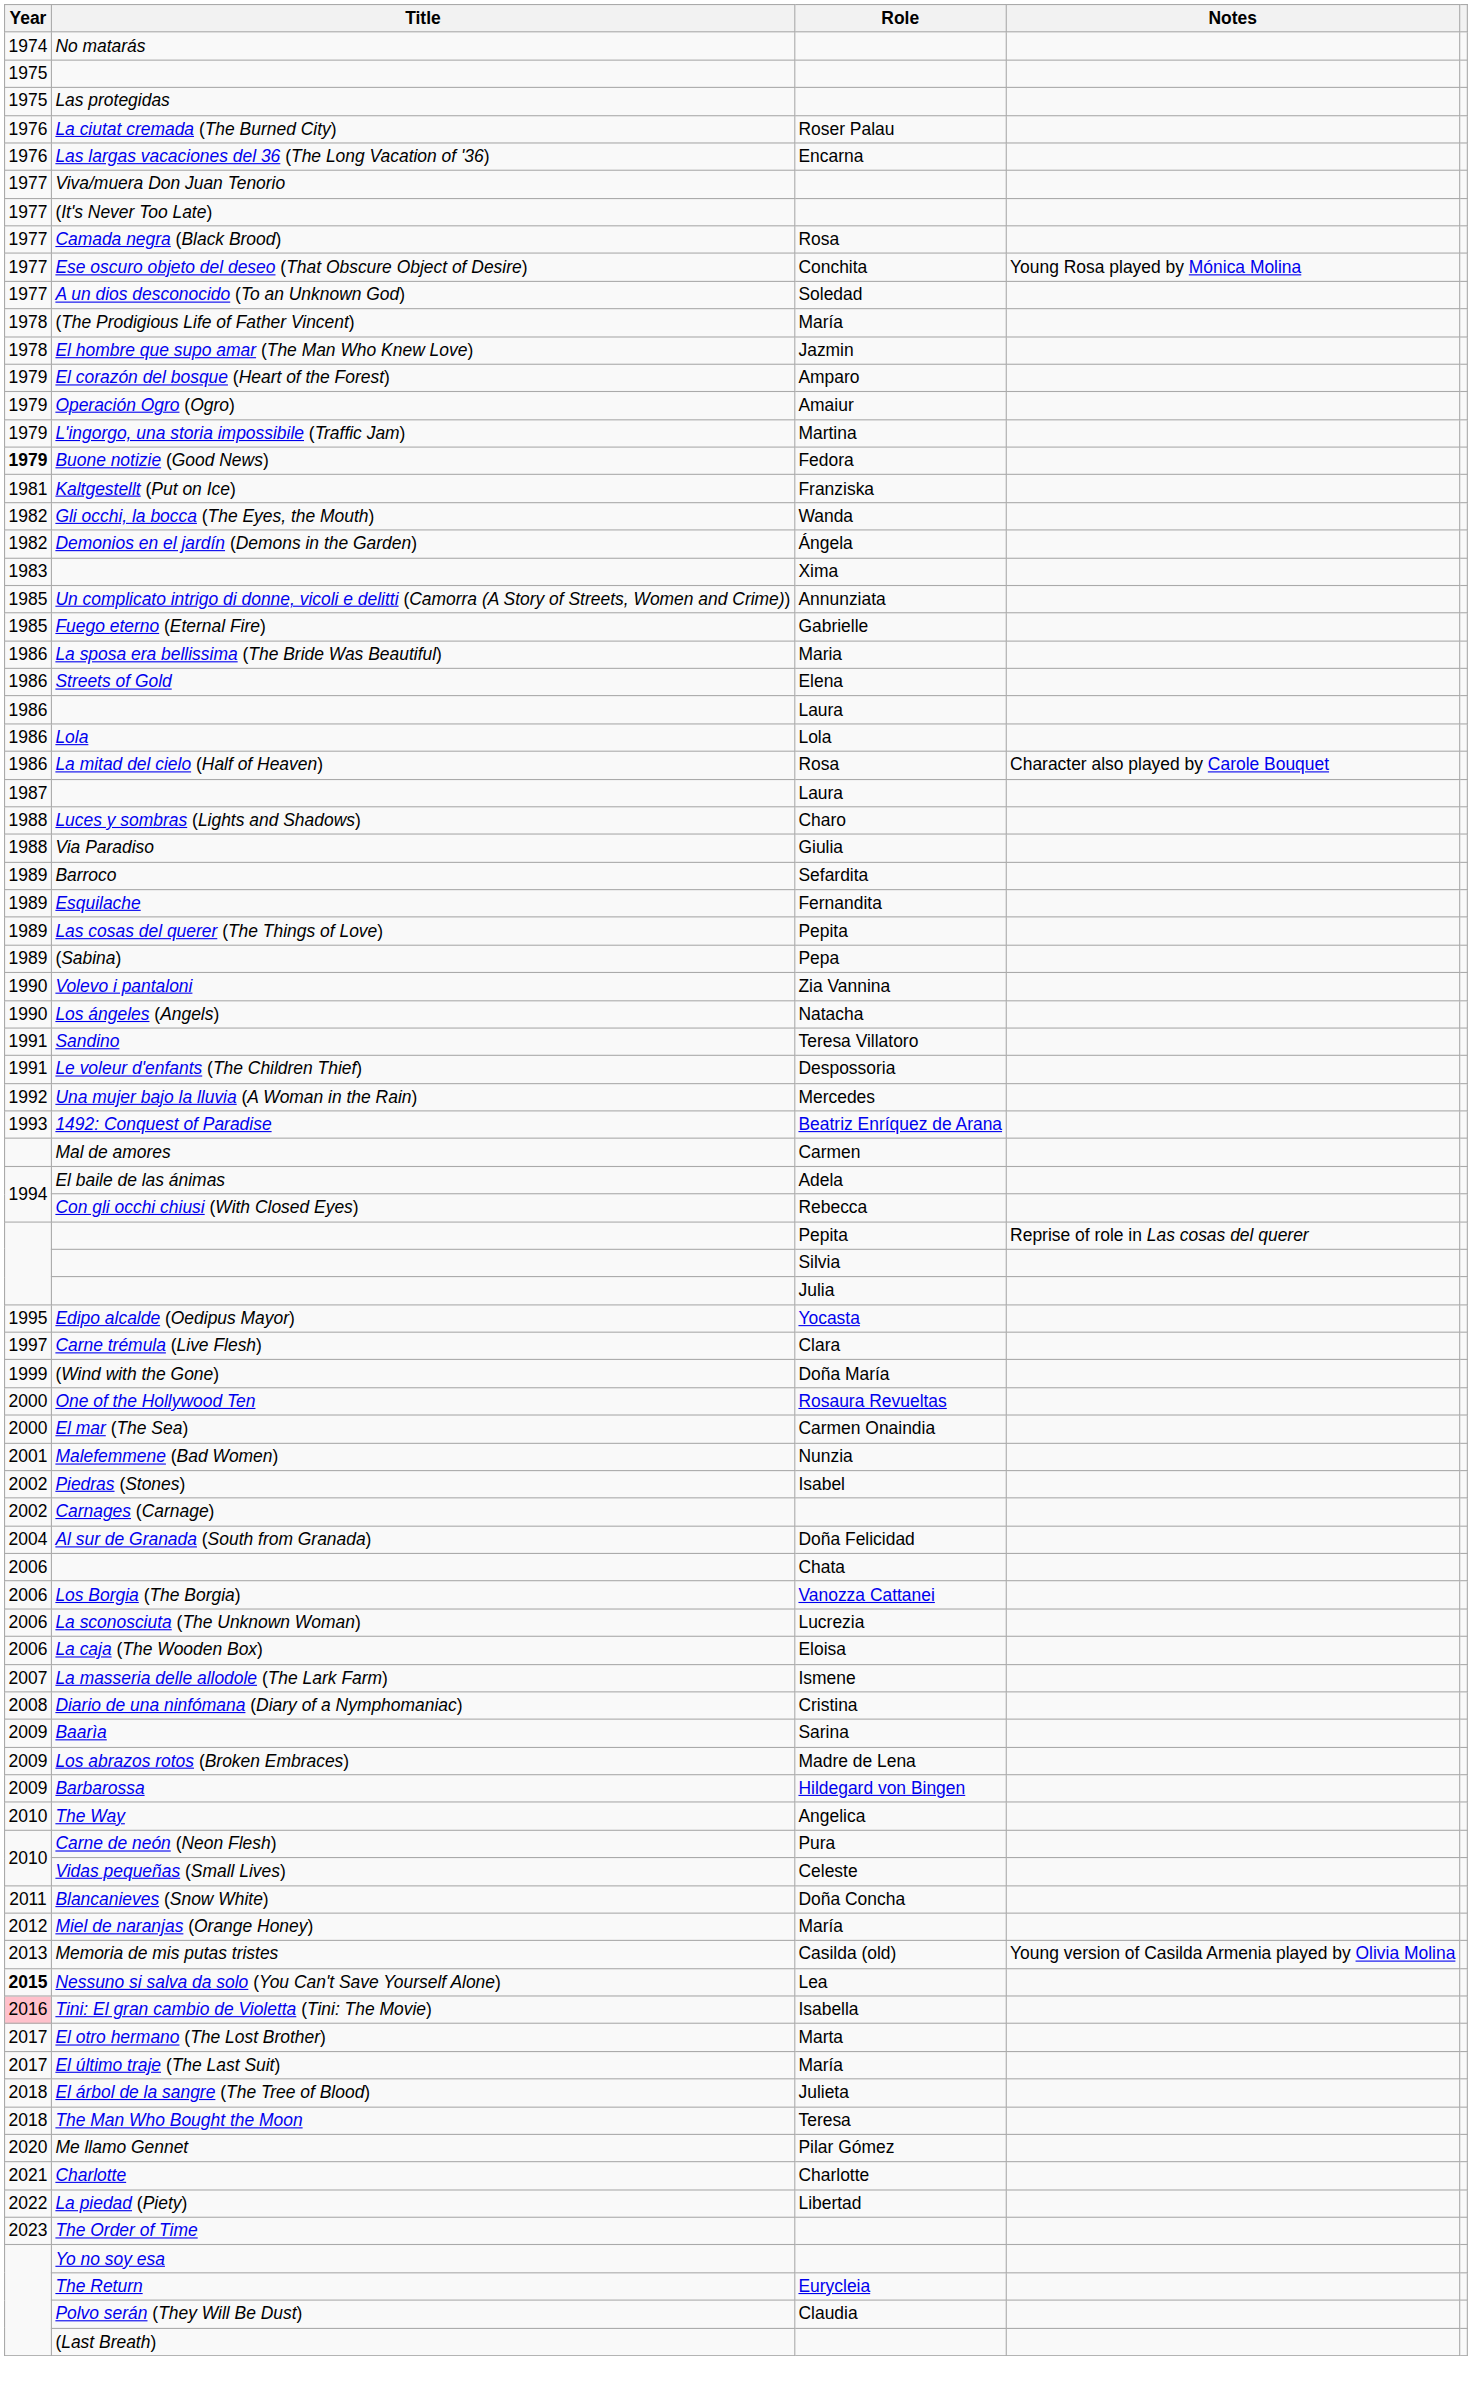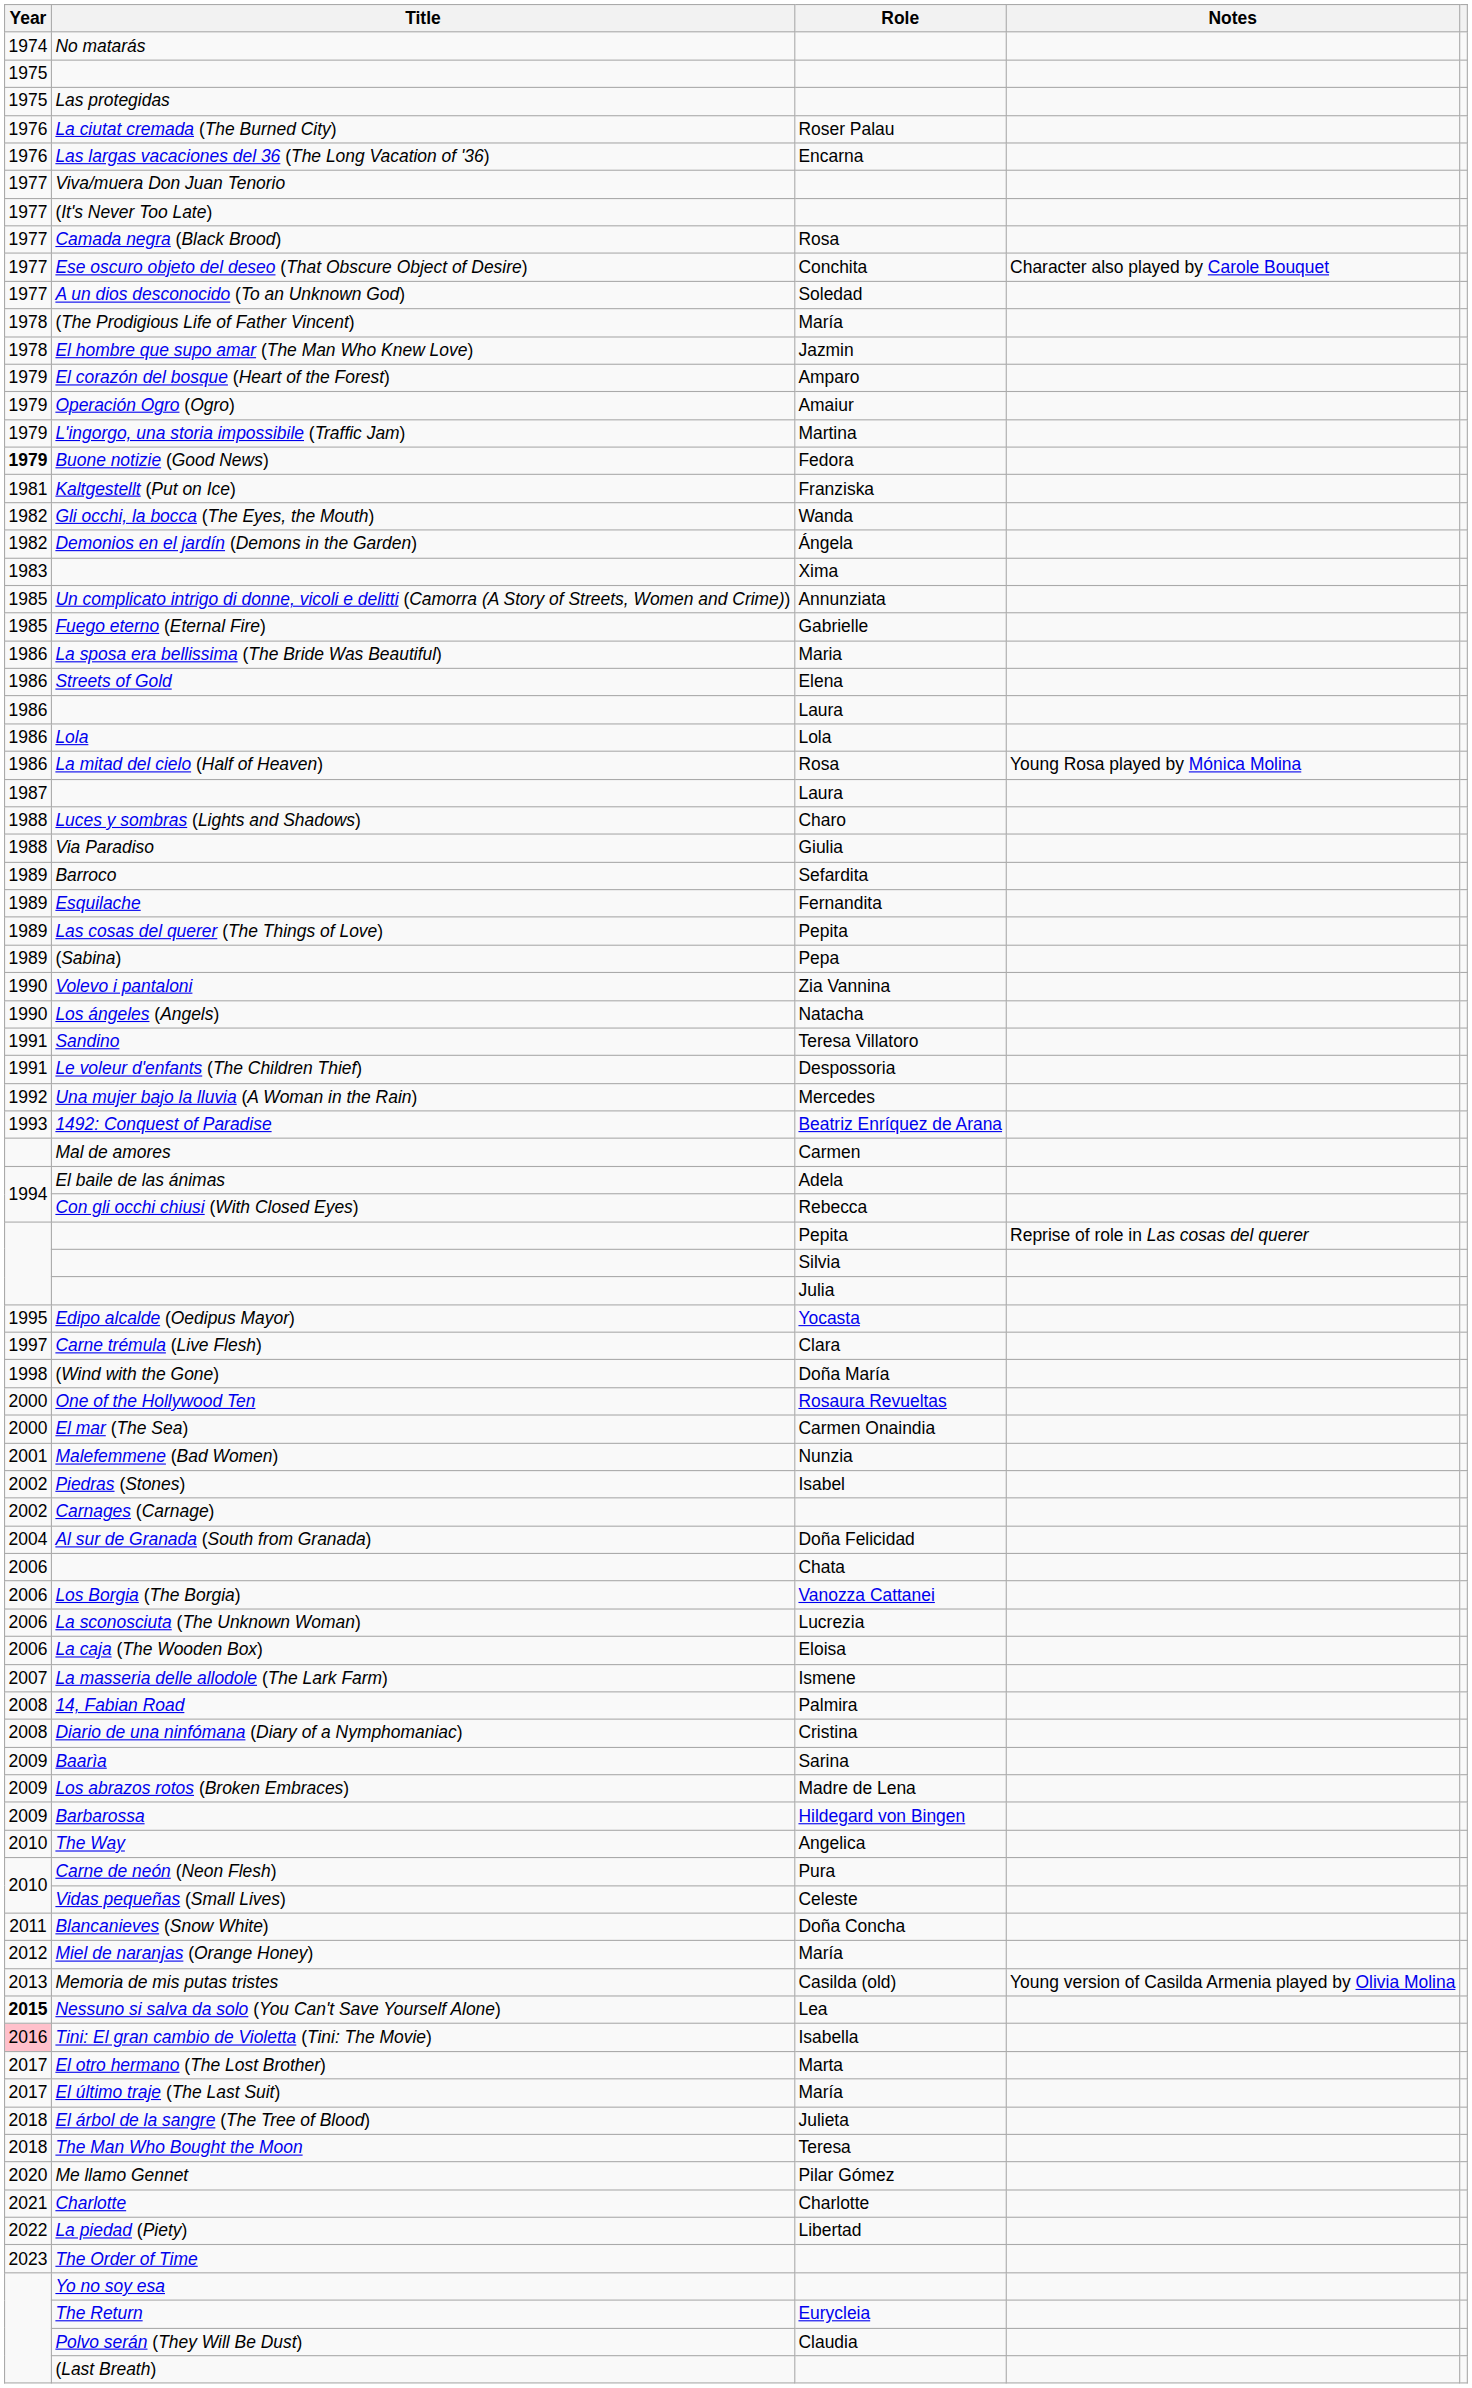(1156, 267) Young Rosa played by Mónica Molina -> (1170, 267) Character also played by Carole Bouquet
(1170, 765) Character also played by Carole Bouquet -> (1156, 765) Young Rosa played by Mónica Molina
(28, 1373) 1999 -> (28, 1373) 1998
+ row: (120, 1705)
